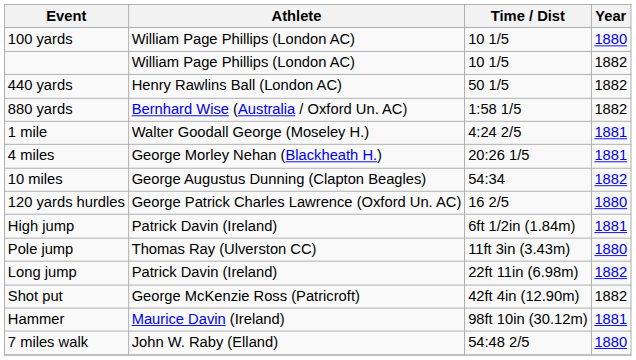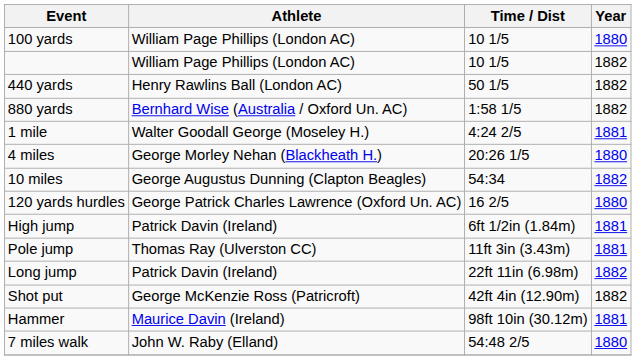(611, 156) 1881 -> (611, 156) 1880
(611, 249) 1880 -> (611, 249) 1881
